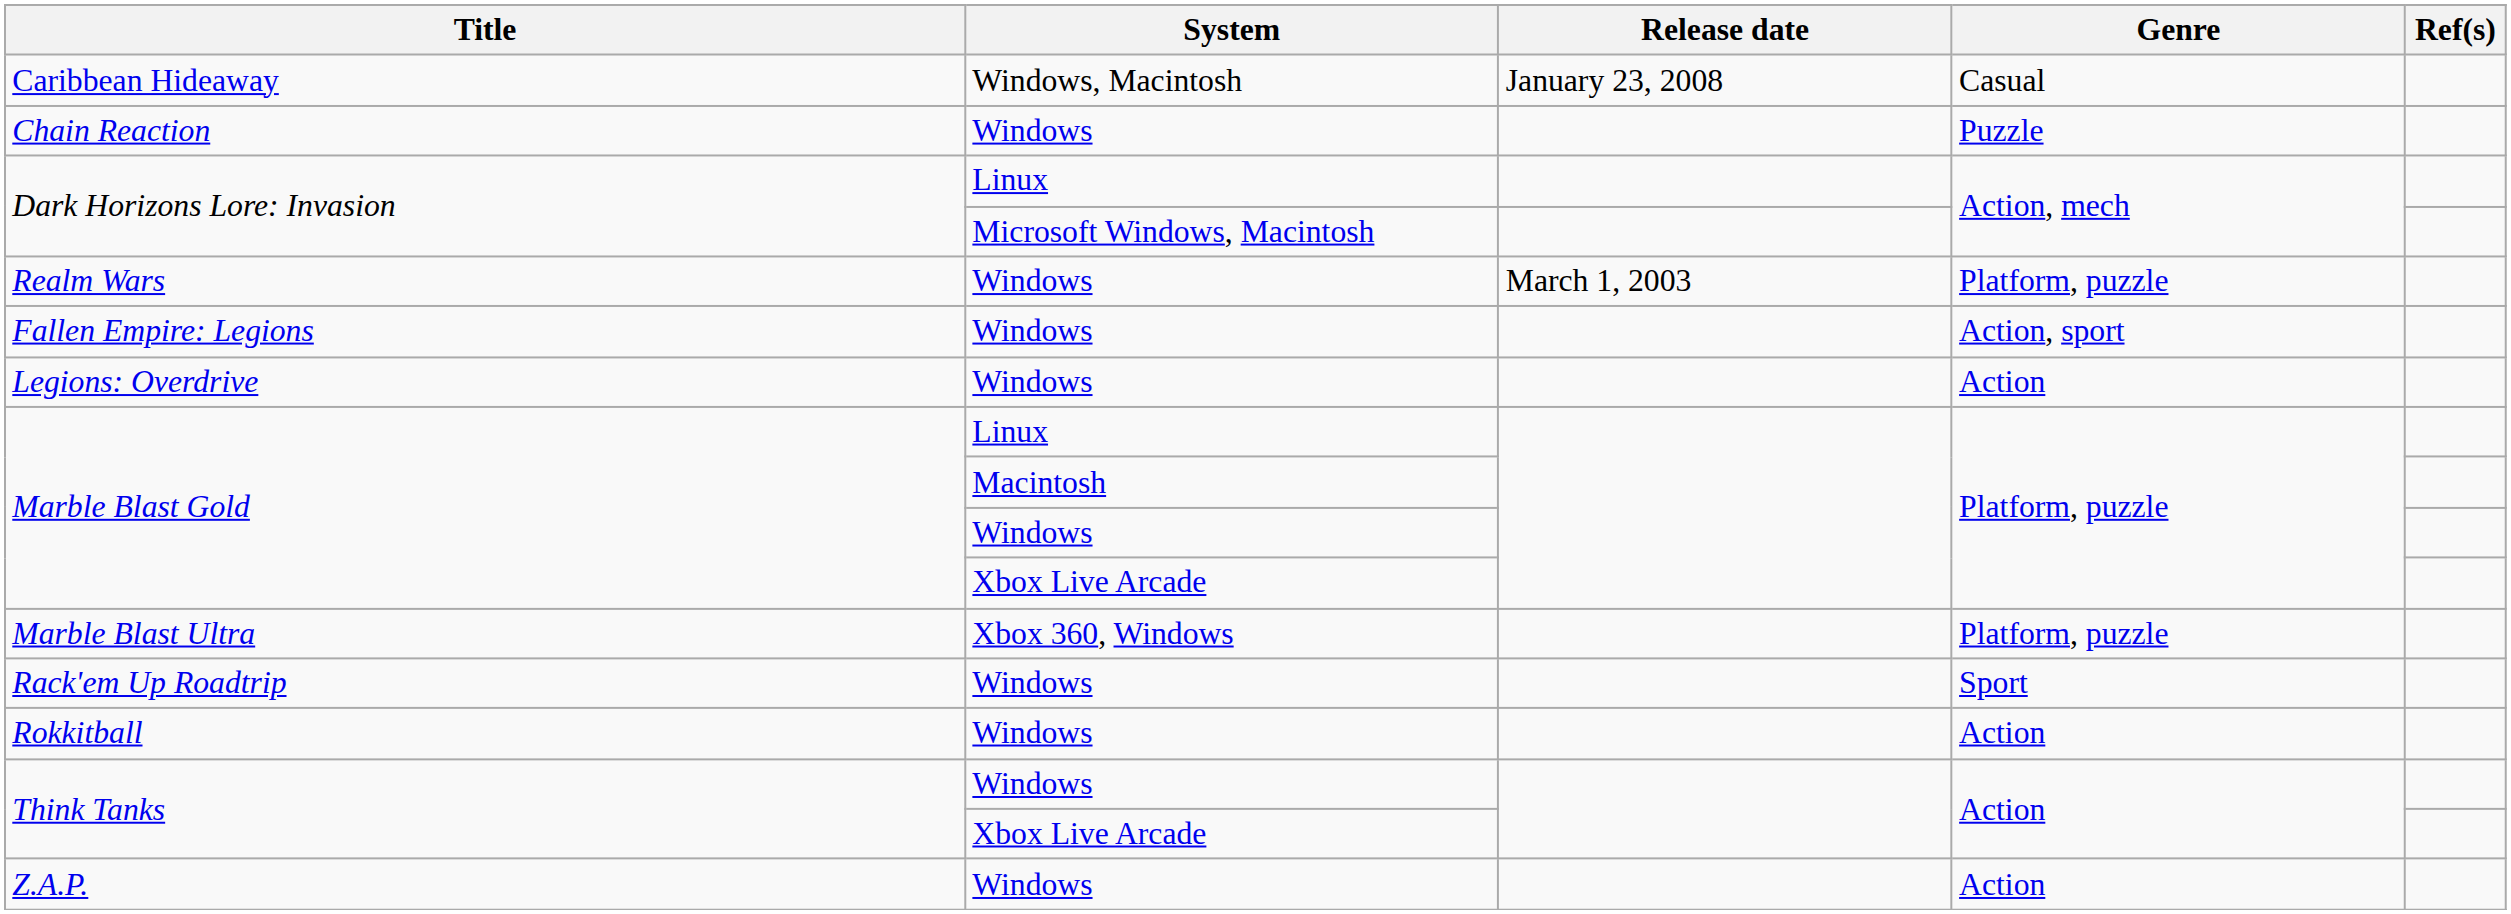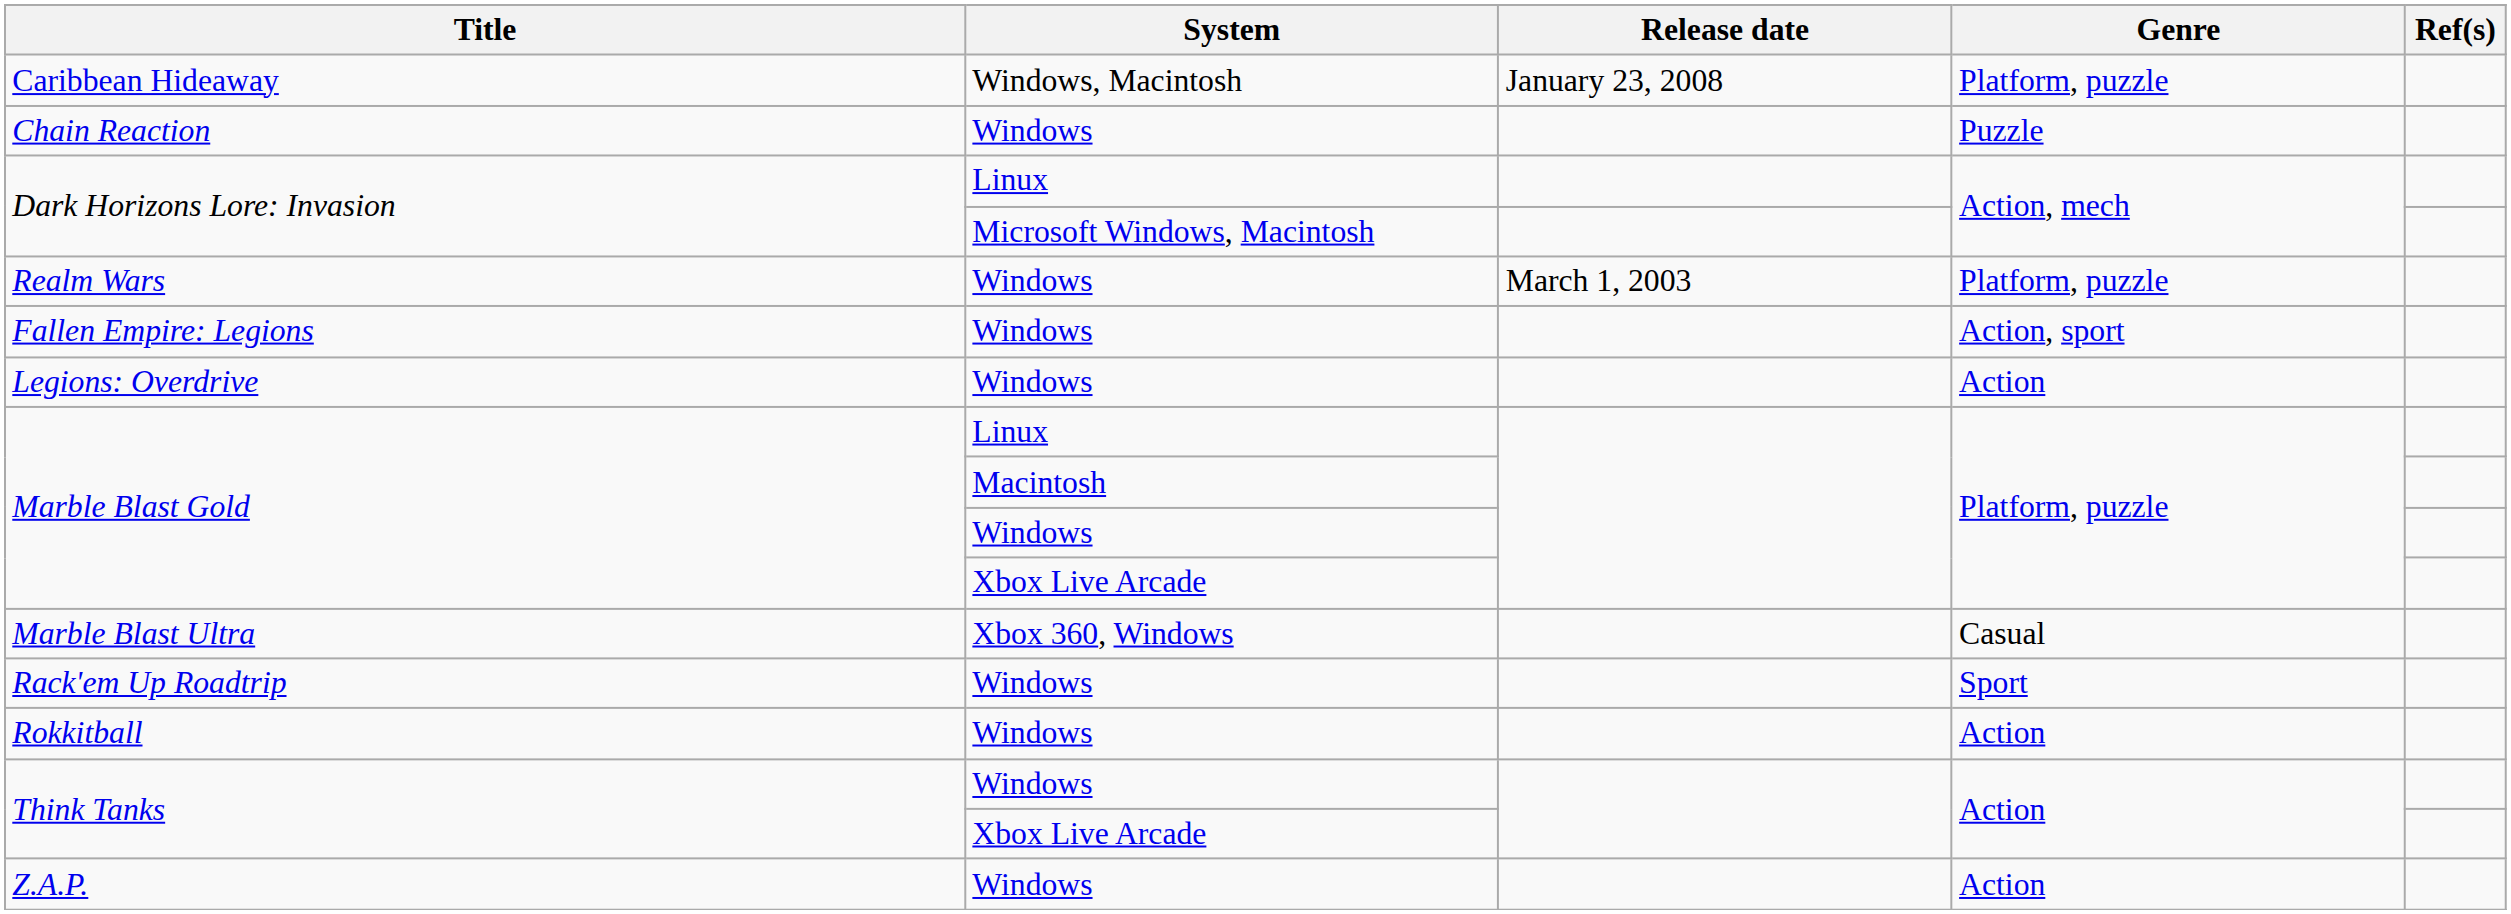(2002, 79) Casual -> (2064, 79) Platform, puzzle
(2064, 632) Platform, puzzle -> (2002, 632) Casual
